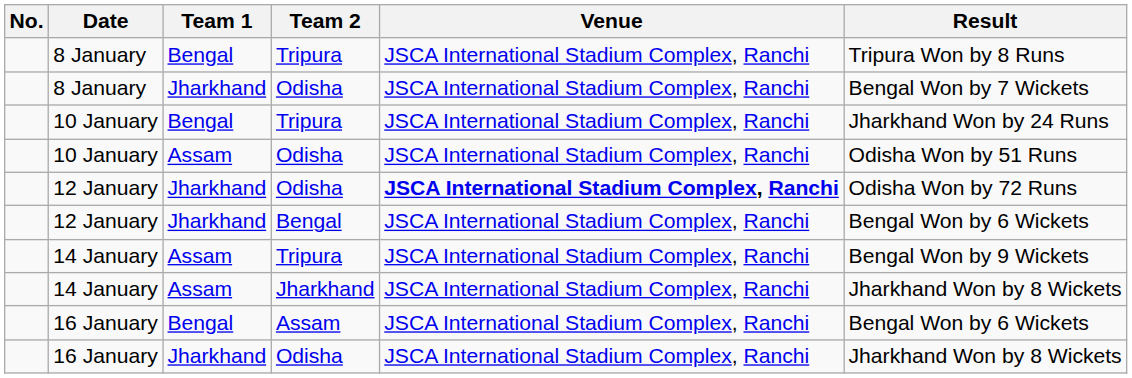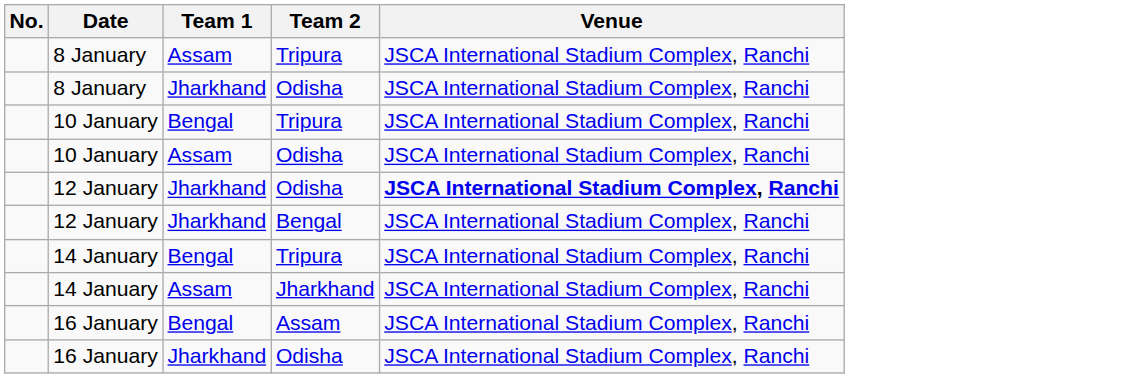- column: (985, 21)
(200, 54) Bengal -> (200, 54) Assam
(200, 255) Assam -> (200, 255) Bengal
